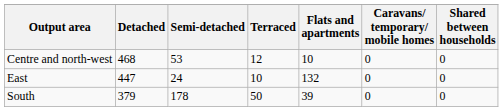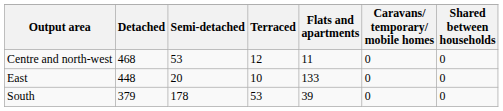(307, 59) 10 -> (307, 59) 11
(127, 78) 447 -> (127, 78) 448
(177, 78) 24 -> (177, 78) 20
(310, 78) 132 -> (310, 78) 133
(256, 96) 50 -> (256, 96) 53
